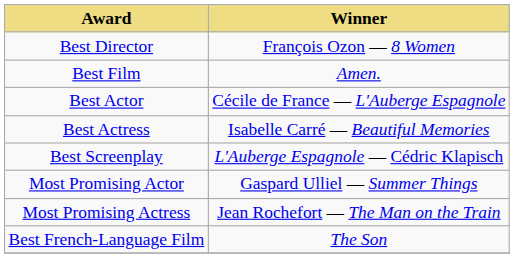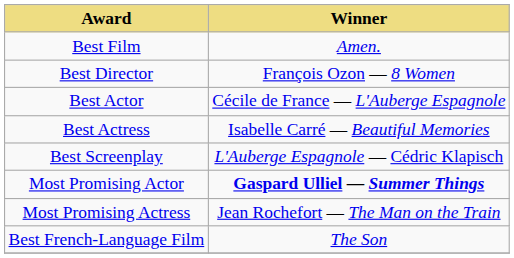rows swapped: (106, 73) <-> (106, 45)
(359, 184) normal -> (359, 184) bold
